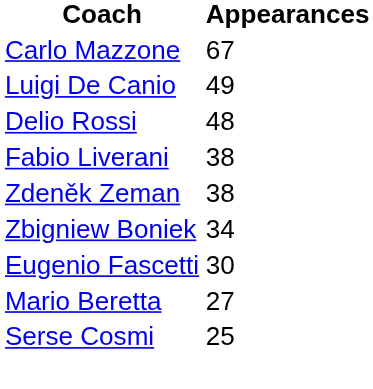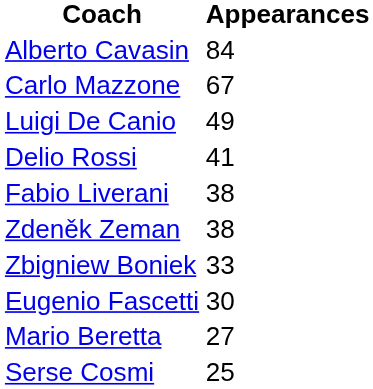+ row: (97, 50)
(220, 121) 48 -> (220, 157) 41
(220, 229) 34 -> (220, 265) 33
